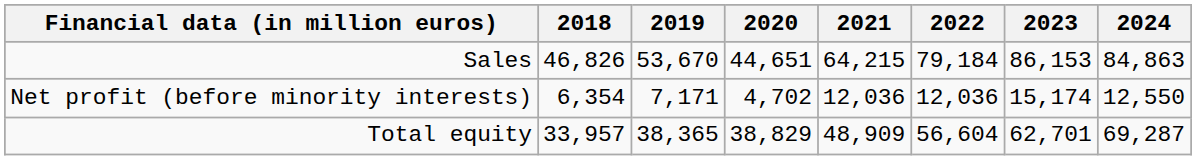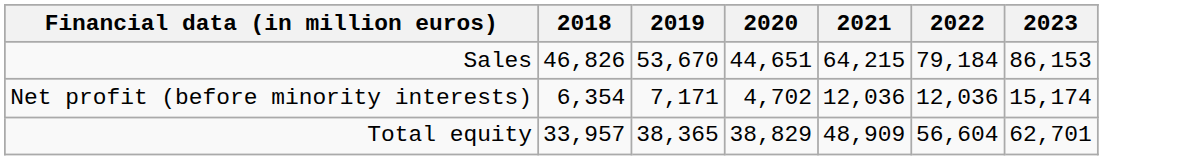- column: (1144, 24)
